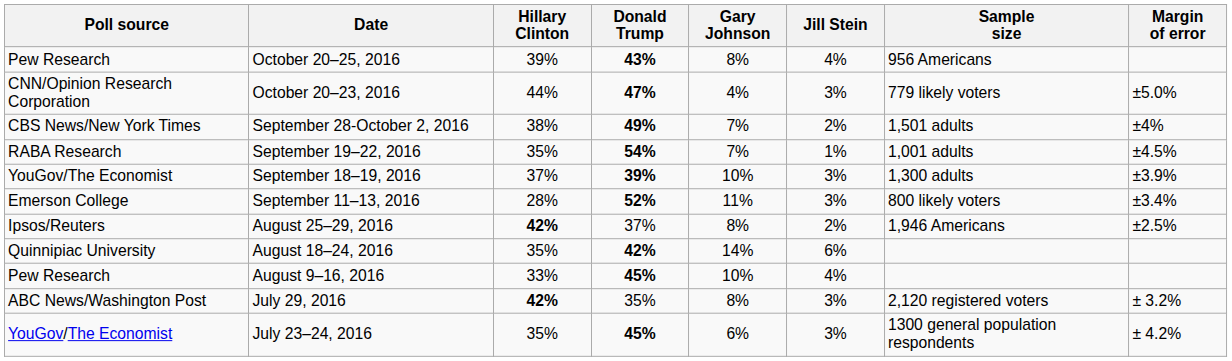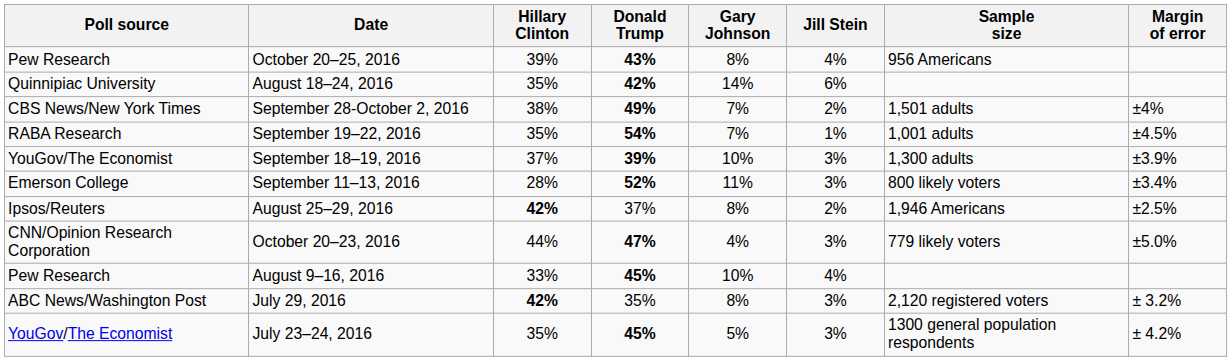rows swapped: (326, 93) <-> (323, 251)
(738, 334) 6% -> (738, 334) 5%
